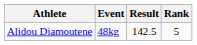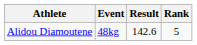(144, 31) 142.5 -> (144, 31) 142.6
